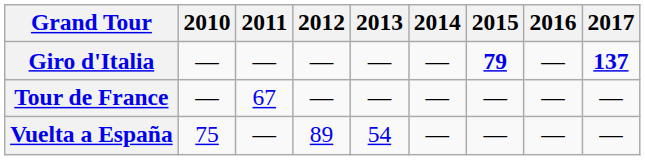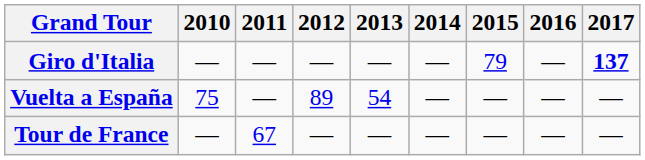(495, 60) bold -> (495, 60) normal
rows swapped: (91, 97) <-> (91, 135)
